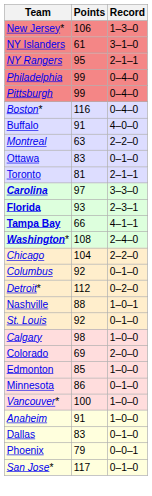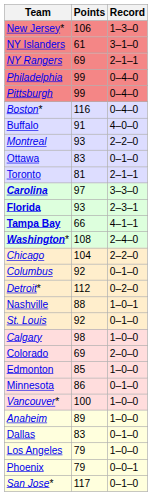(79, 61) 95 -> (79, 61) 69
(79, 142) 63 -> (79, 142) 93
(79, 418) 91 -> (79, 418) 89
+ row: (35, 451)
